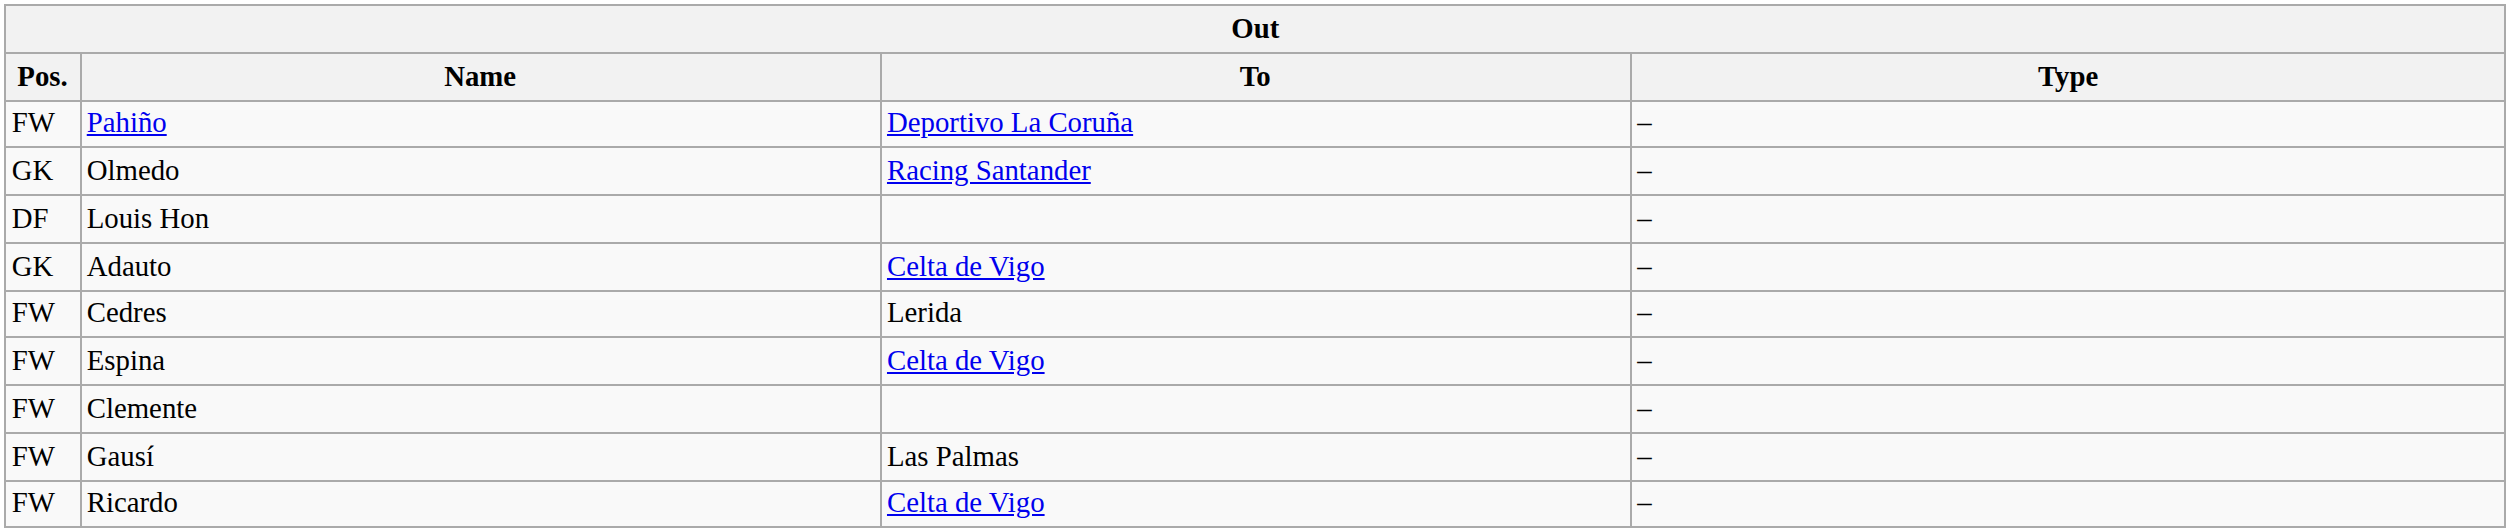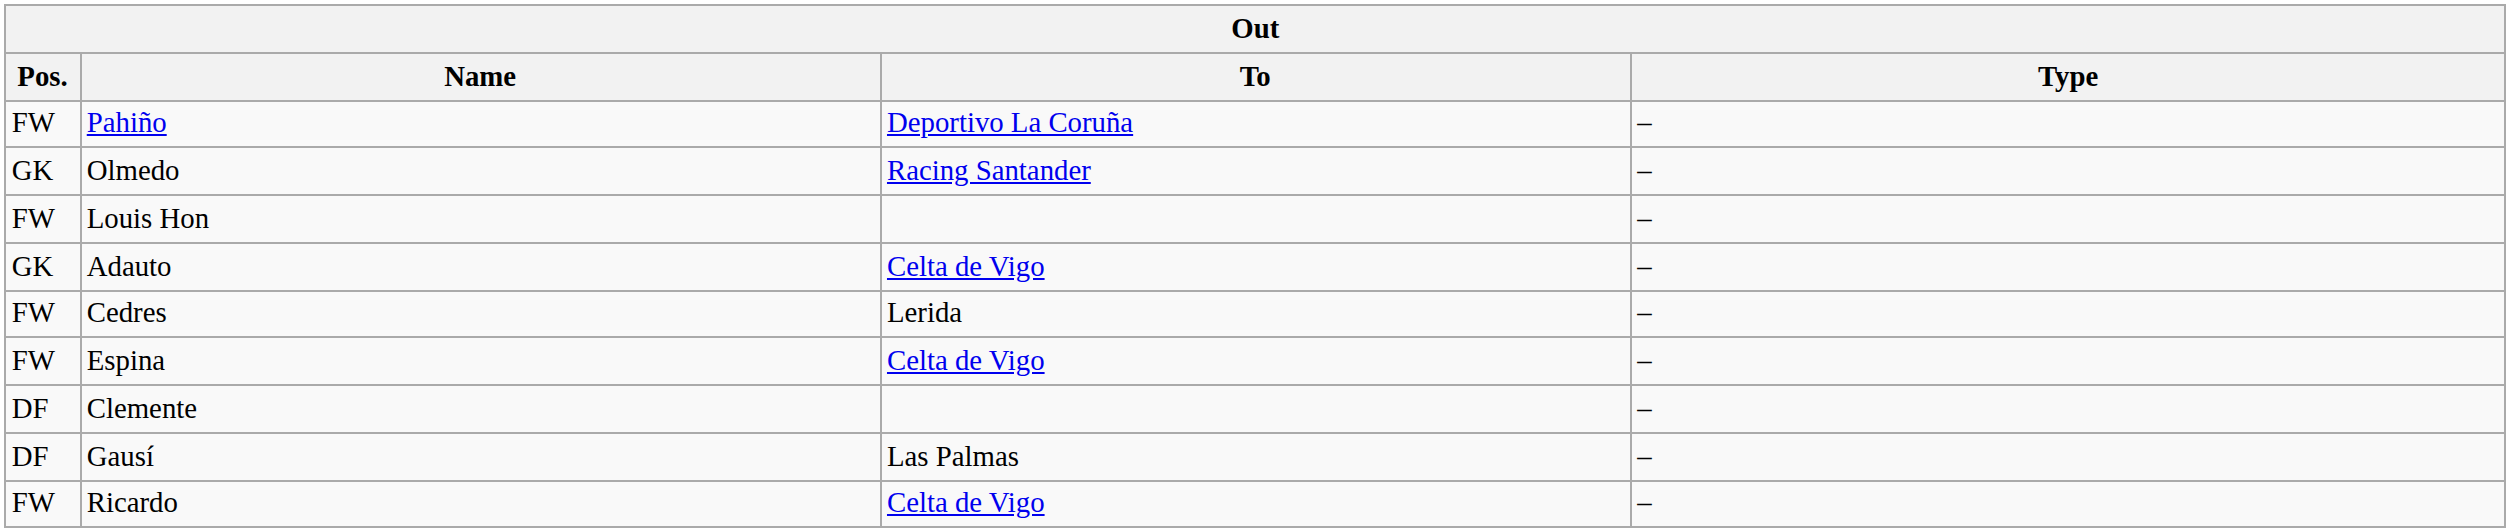(30, 218) DF -> (33, 218) FW
(33, 408) FW -> (30, 408) DF
(33, 456) FW -> (30, 456) DF
